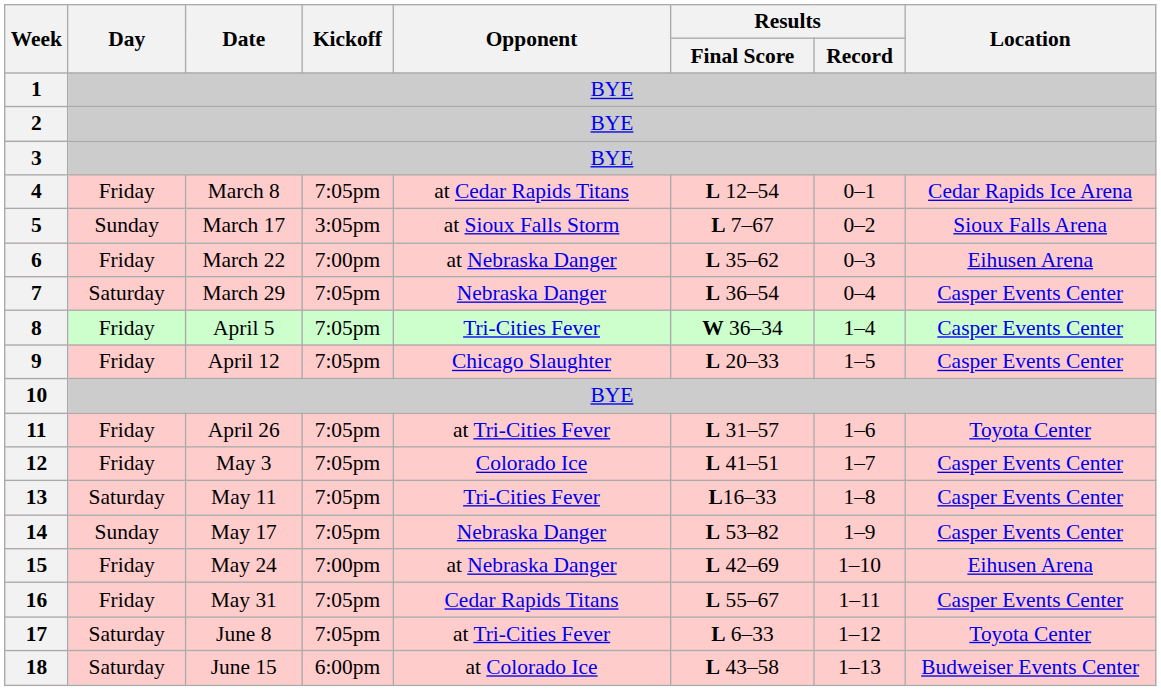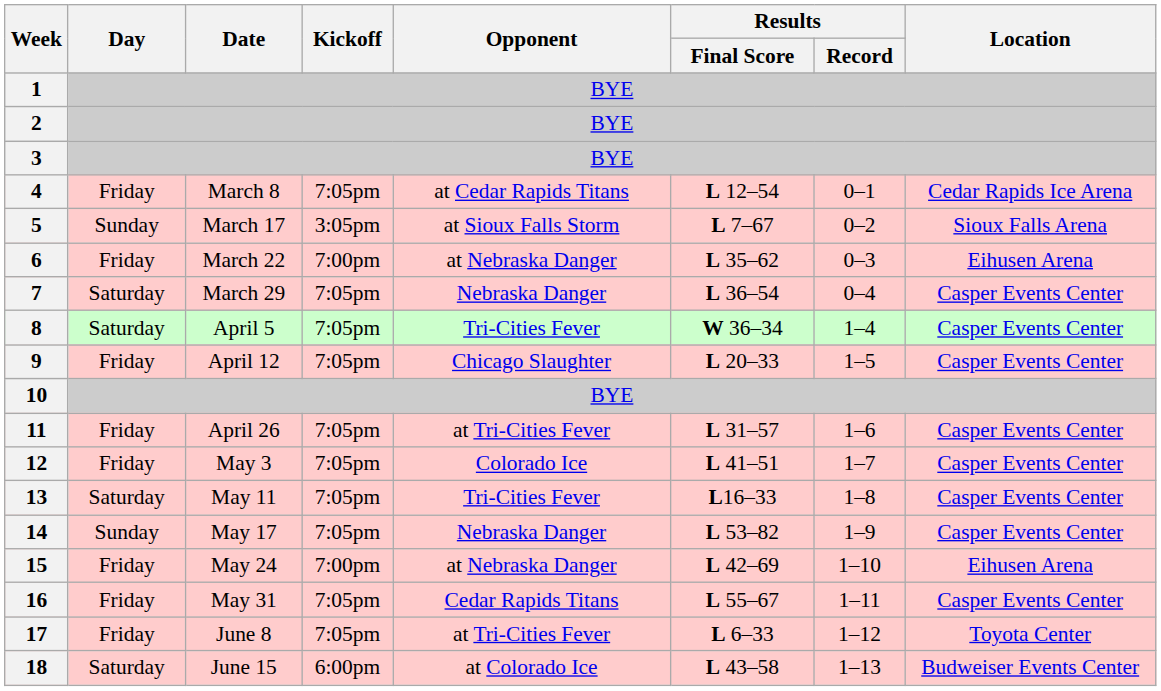(127, 327) Friday -> (127, 327) Saturday
(1030, 429) Toyota Center -> (1030, 429) Casper Events Center
(127, 633) Saturday -> (127, 633) Friday
